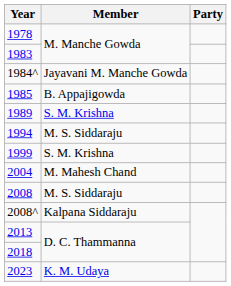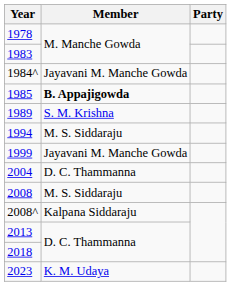(84, 93) normal -> (86, 93) bold
(79, 152) S. M. Krishna -> (116, 152) Jayavani M. Manche Gowda
(90, 172) M. Mahesh Chand -> (90, 172) D. C. Thammanna
